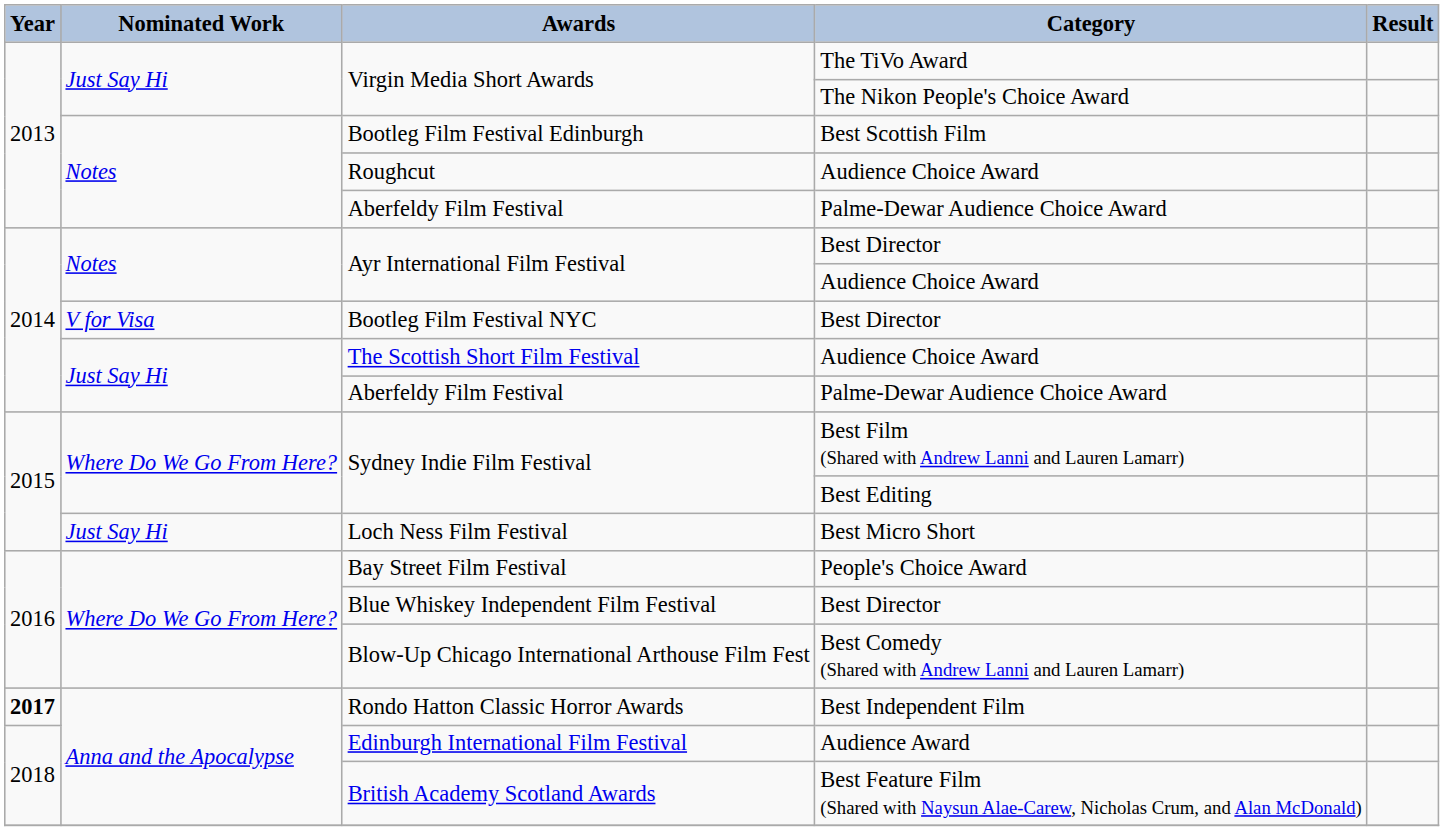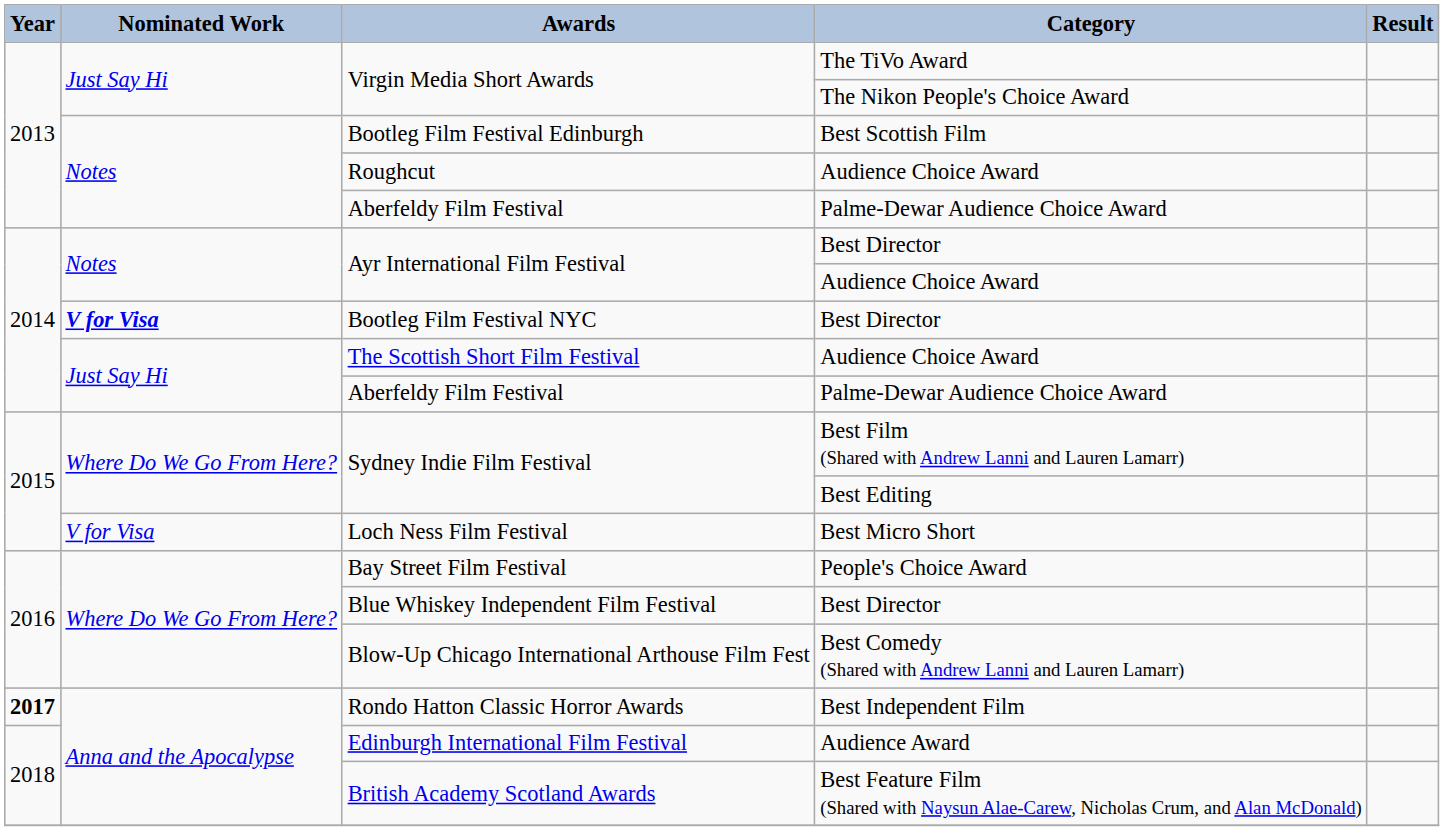(110, 319) normal -> (112, 319) bold
(117, 531) Just Say Hi -> (110, 531) V for Visa
